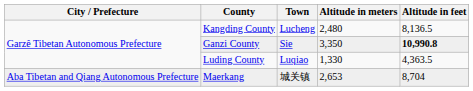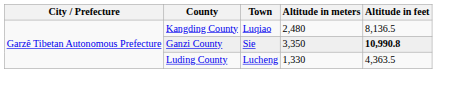(297, 28) Lucheng -> (257, 28) Luqiao
(294, 60) Luqiao -> (260, 60) Lucheng
- row: (223, 77)
